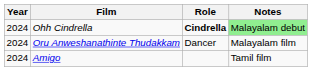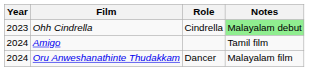(17, 27) 2024 -> (17, 27) 2023
(205, 27) bold -> (204, 27) normal
rows swapped: (47, 58) <-> (106, 43)
